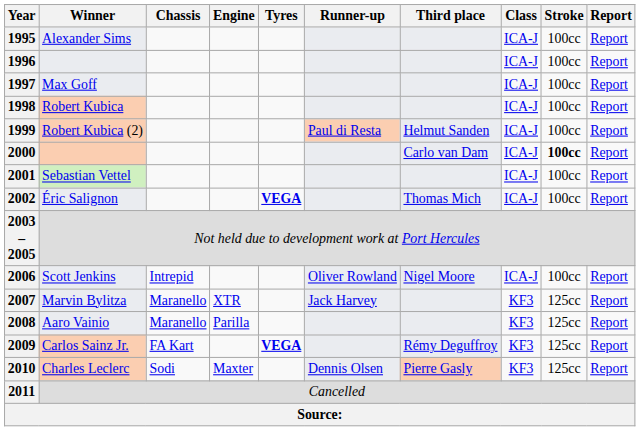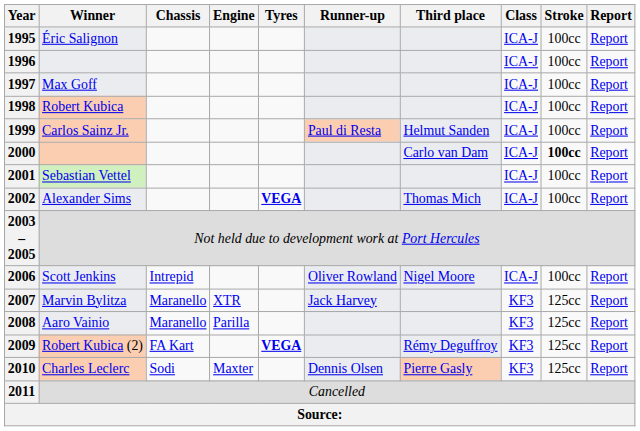(87, 38) Alexander Sims -> (80, 38) Éric Salignon
(93, 129) Robert Kubica (2) -> (85, 129) Carlos Sainz Jr.
(80, 198) Éric Salignon -> (87, 198) Alexander Sims
(85, 345) Carlos Sainz Jr. -> (93, 345) Robert Kubica (2)
